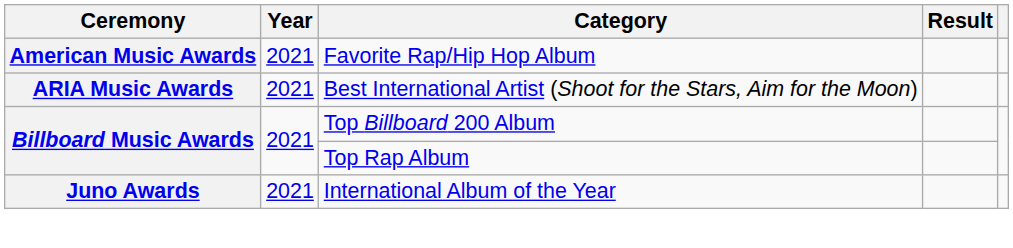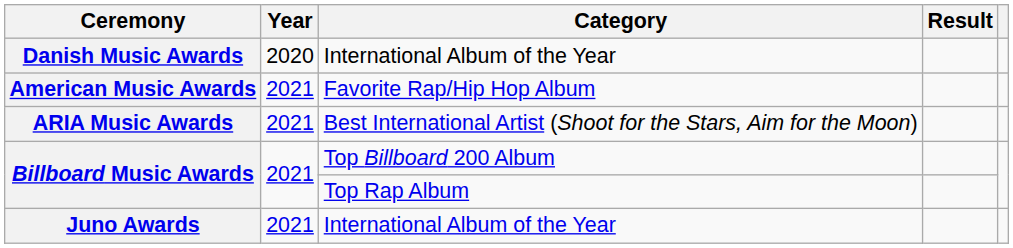+ row: (133, 55)
